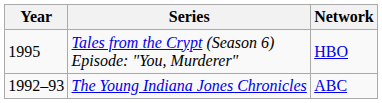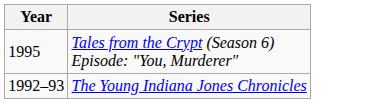- column: (344, 17)
